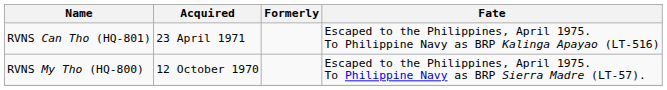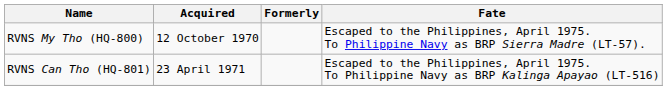rows swapped: (76, 70) <-> (79, 39)
